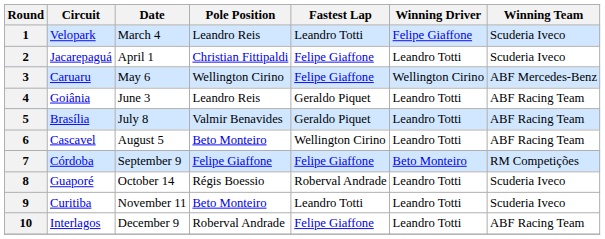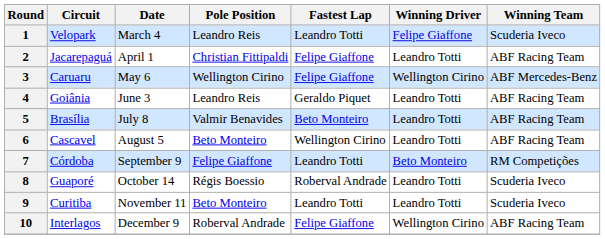(528, 56) Scuderia Iveco -> (537, 56) ABF Racing Team
(332, 118) Geraldo Piquet -> (331, 118) Beto Monteiro
(334, 160) Felipe Giaffone -> (329, 160) Leandro Totti
(427, 223) Leandro Totti -> (438, 223) Wellington Cirino
